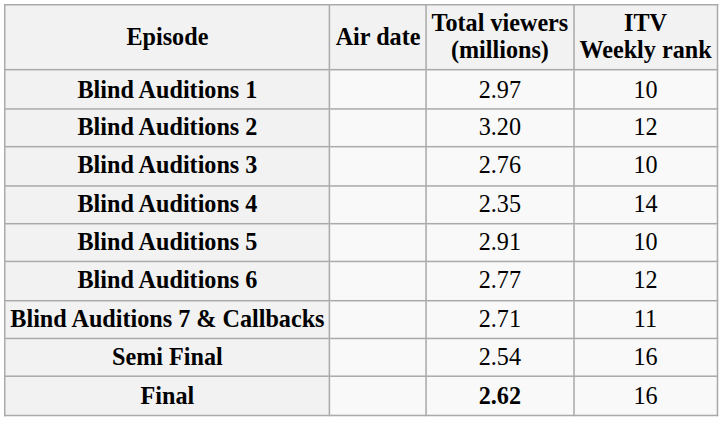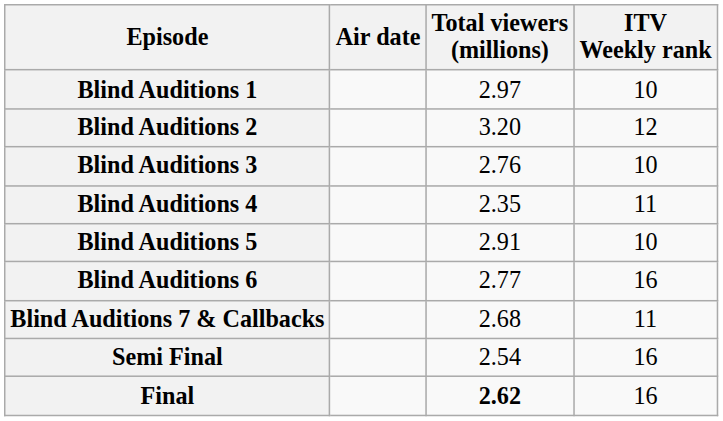(645, 204) 14 -> (645, 204) 11
(645, 280) 12 -> (645, 280) 16
(500, 319) 2.71 -> (500, 319) 2.68
